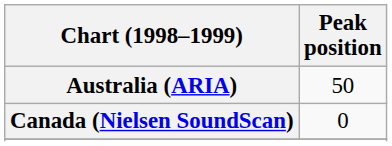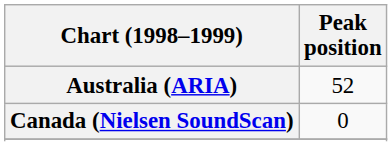(343, 84) 50 -> (343, 84) 52
